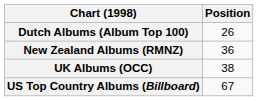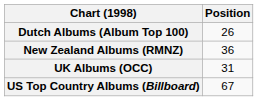(228, 68) 38 -> (228, 68) 31
